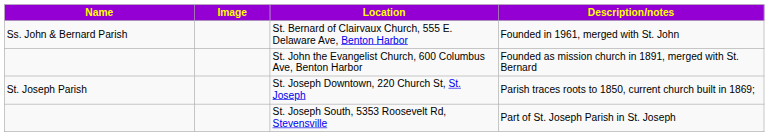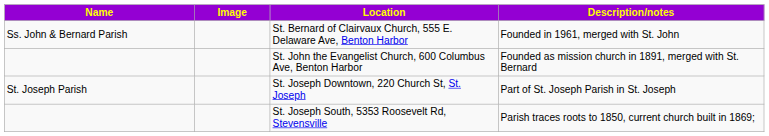(628, 90) Parish traces roots to 1850, current church built in 1869; -> (588, 90) Part of St. Joseph Parish in St. Joseph
(588, 117) Part of St. Joseph Parish in St. Joseph -> (628, 117) Parish traces roots to 1850, current church built in 1869;
